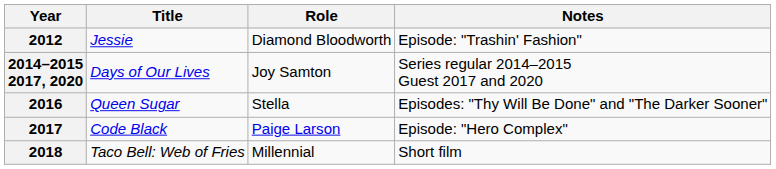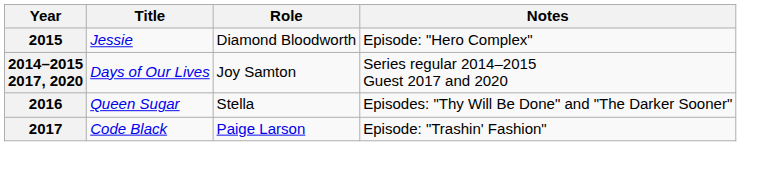(46, 40) 2012 -> (46, 40) 2015
(490, 40) Episode: "Trashin' Fashion" -> (448, 40) Episode: "Hero Complex"
(483, 128) Episode: "Hero Complex" -> (455, 128) Episode: "Trashin' Fashion"
- row: (167, 152)
